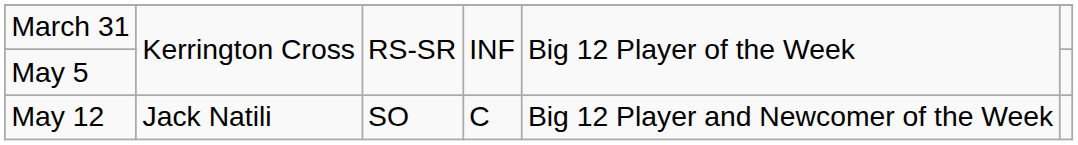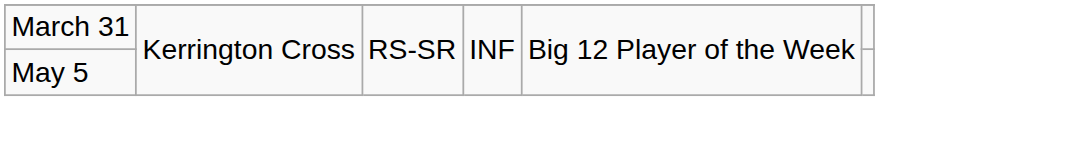- row: (58, 116)
